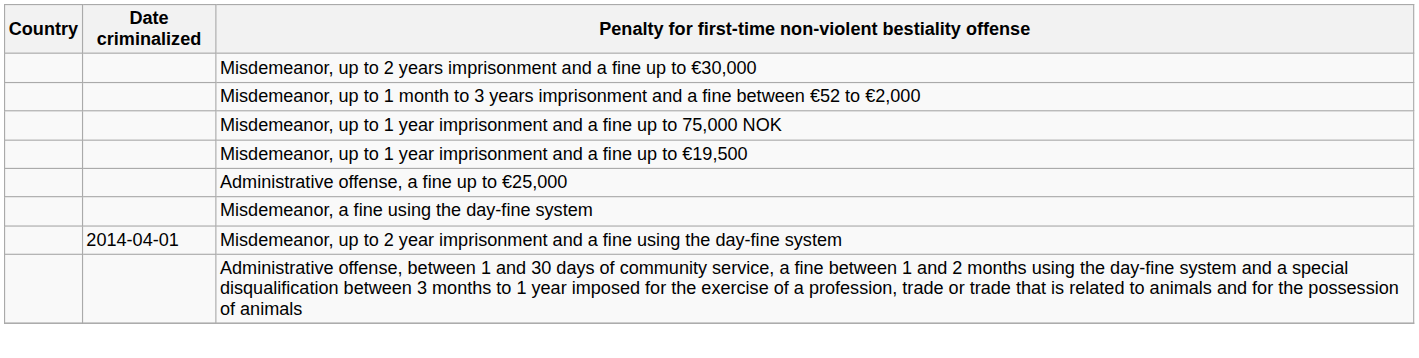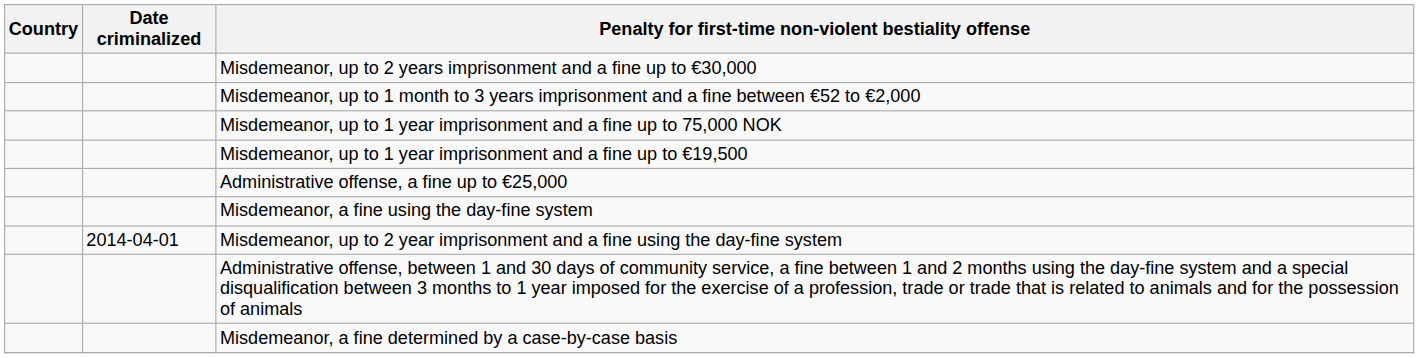+ row: (449, 337)
